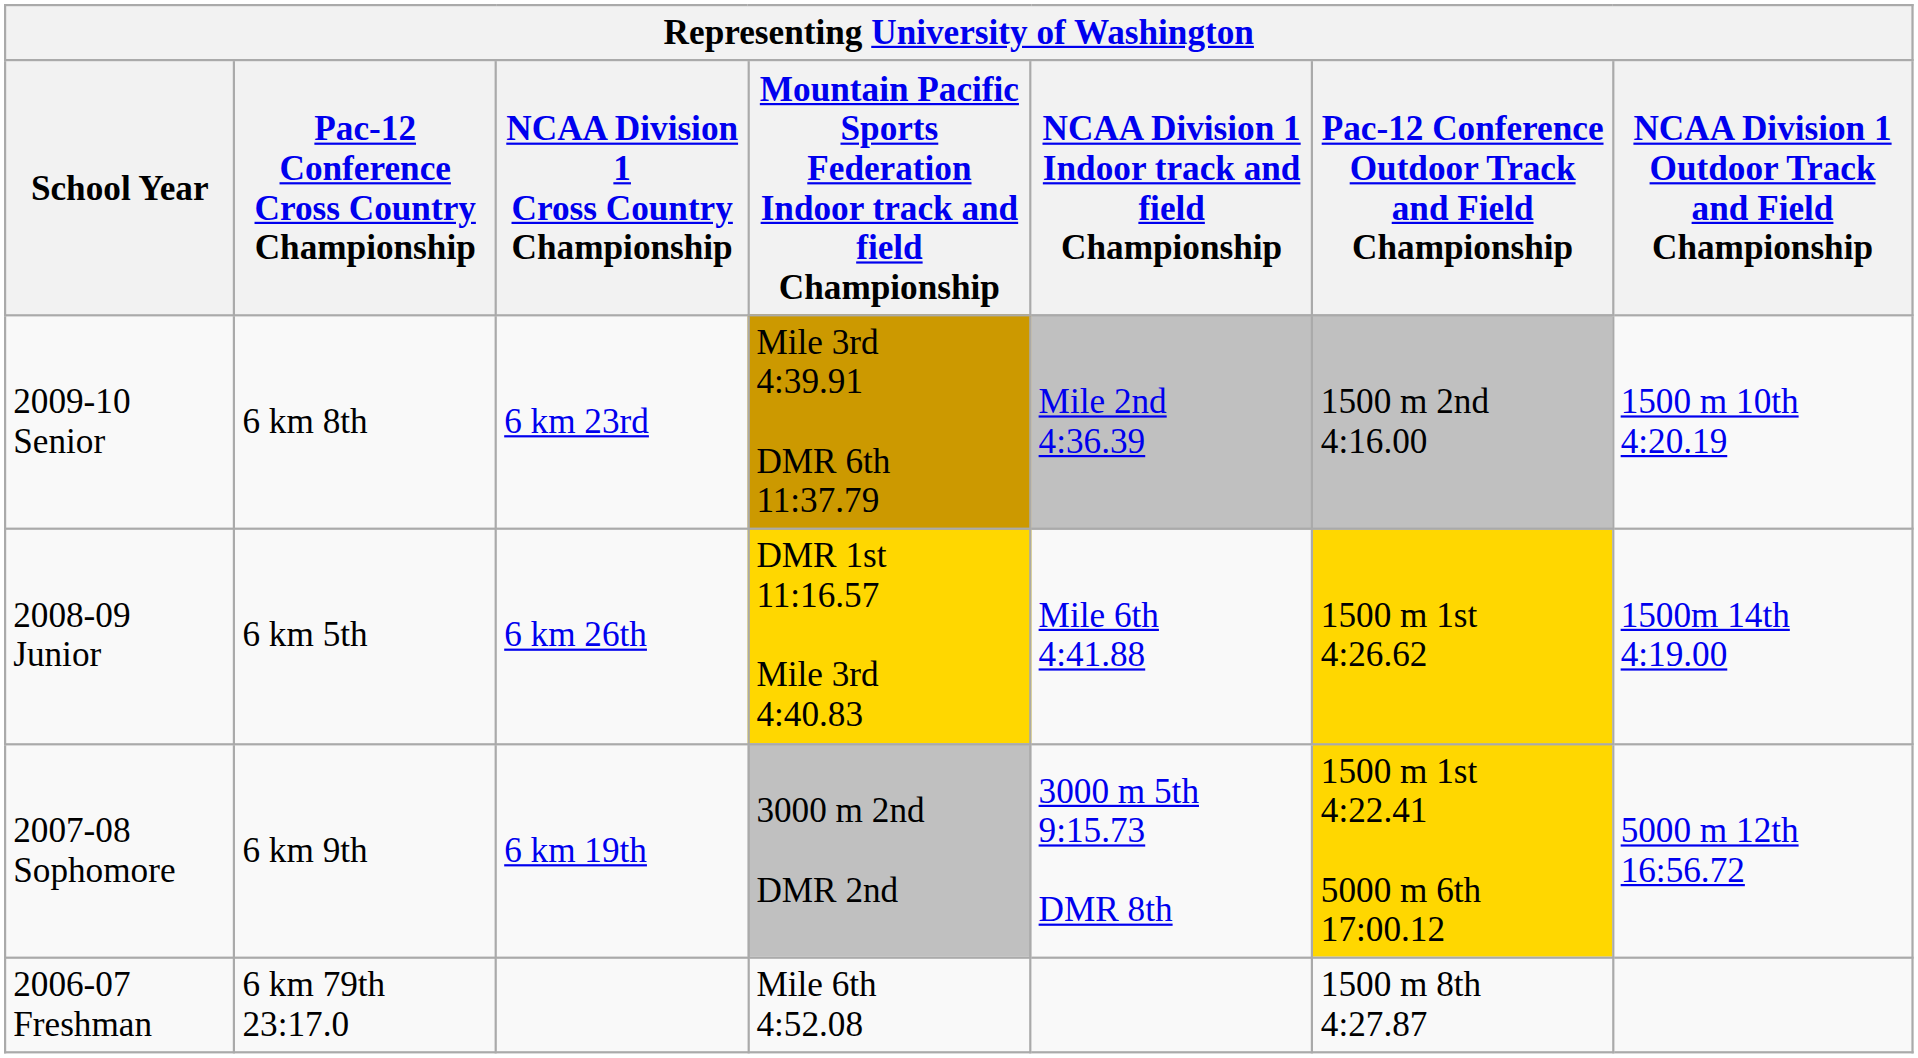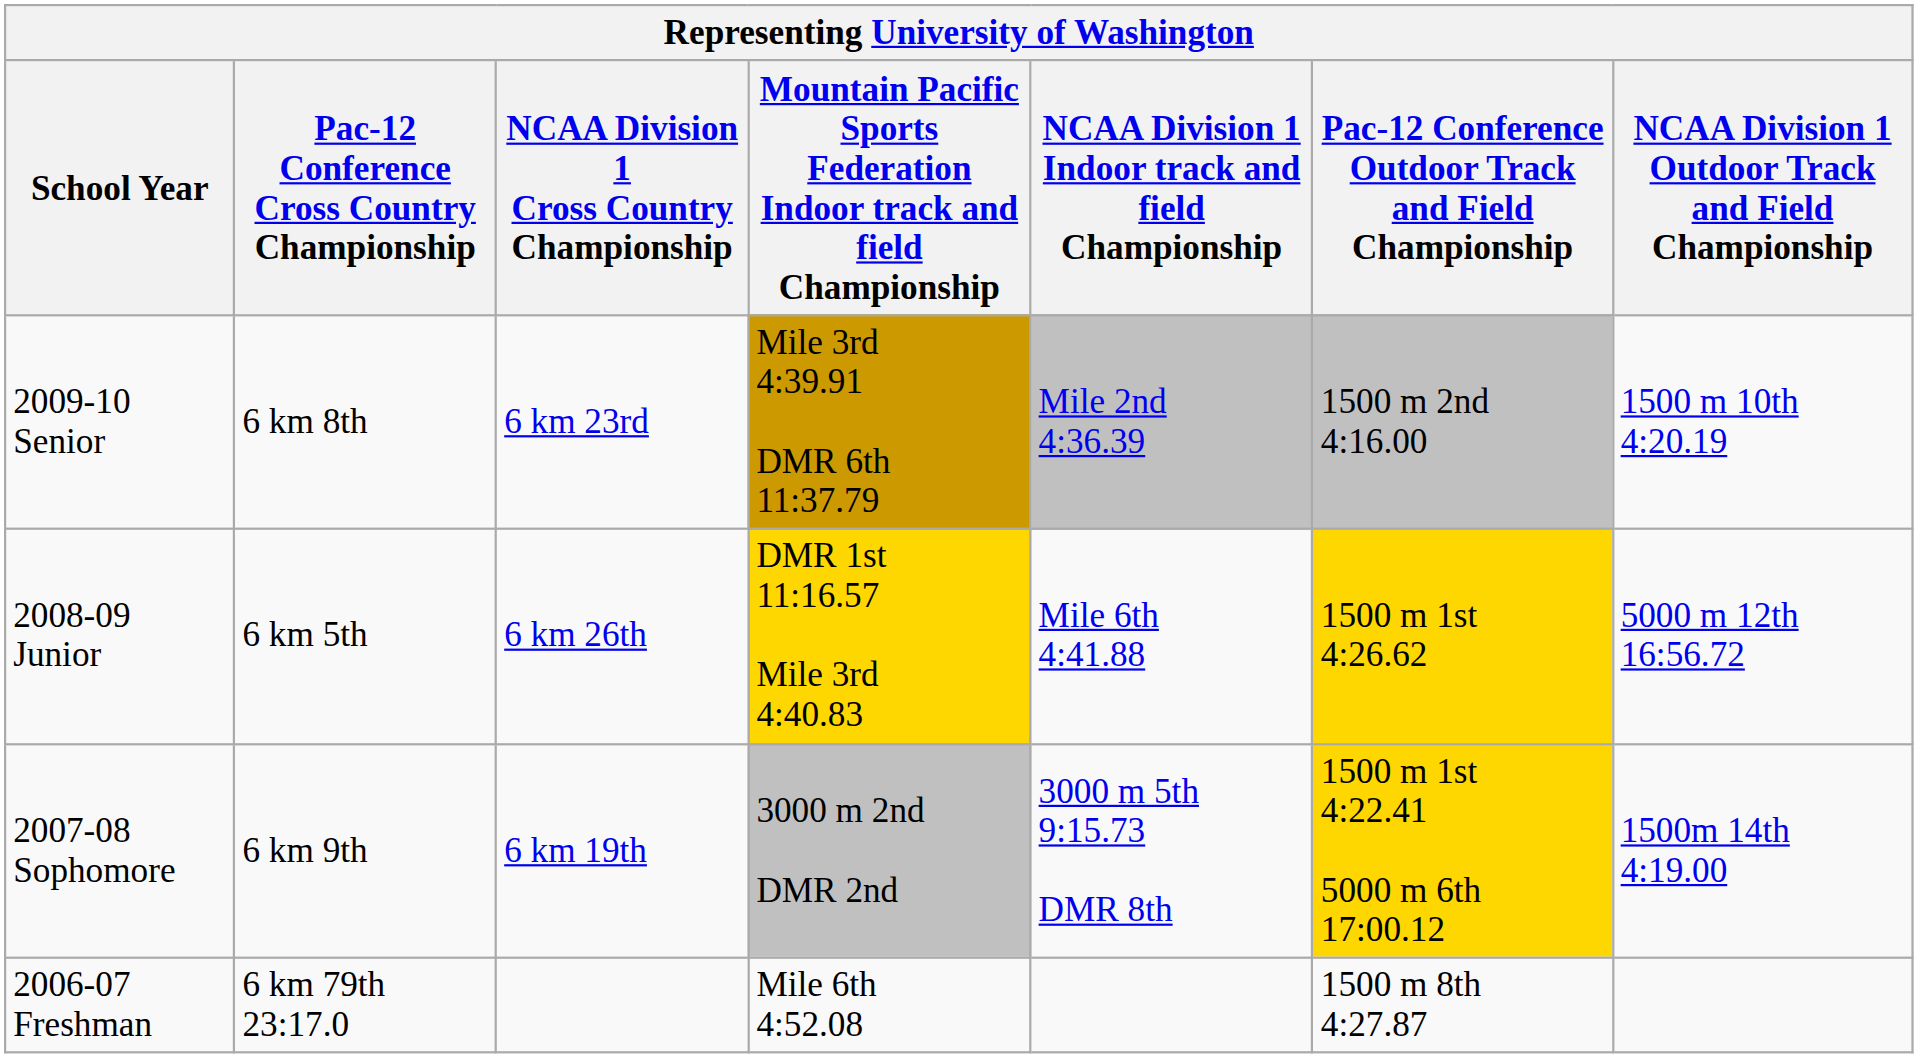(1705, 635) 1500m 14th 4:19.00 -> (1710, 635) 5000 m 12th 16:56.72
(1710, 849) 5000 m 12th 16:56.72 -> (1705, 849) 1500m 14th 4:19.00
